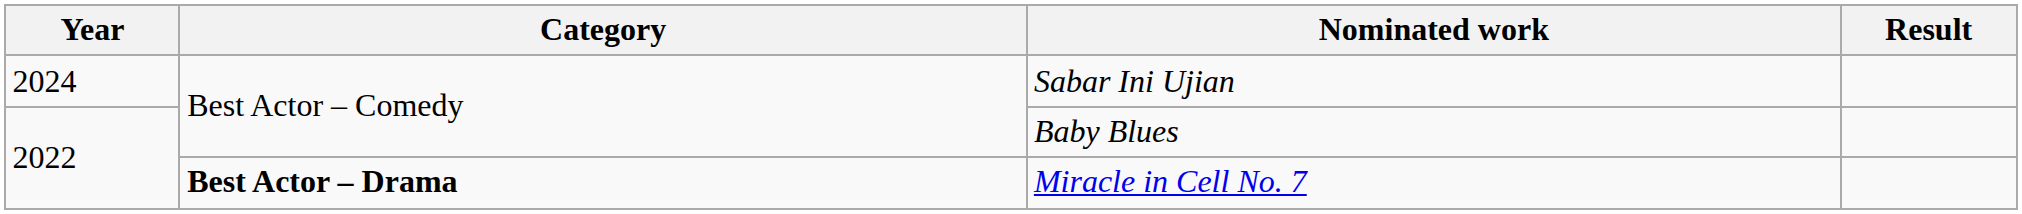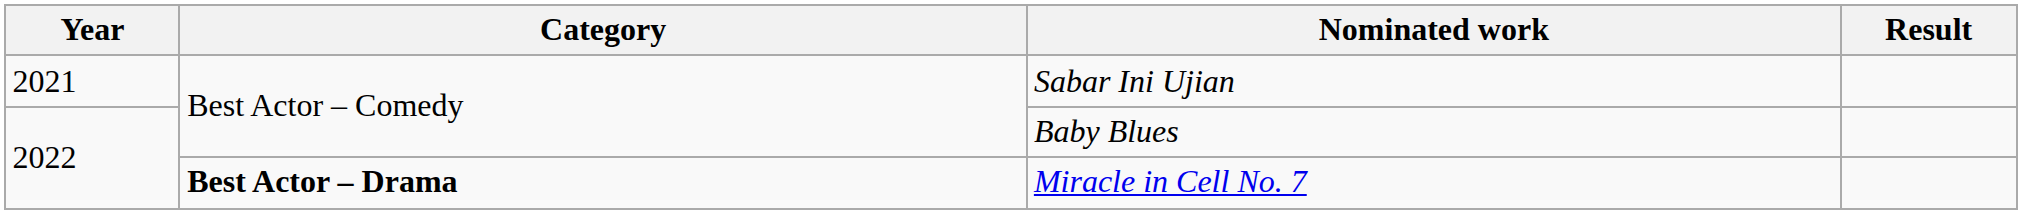(44, 80) 2024 -> (44, 80) 2021
